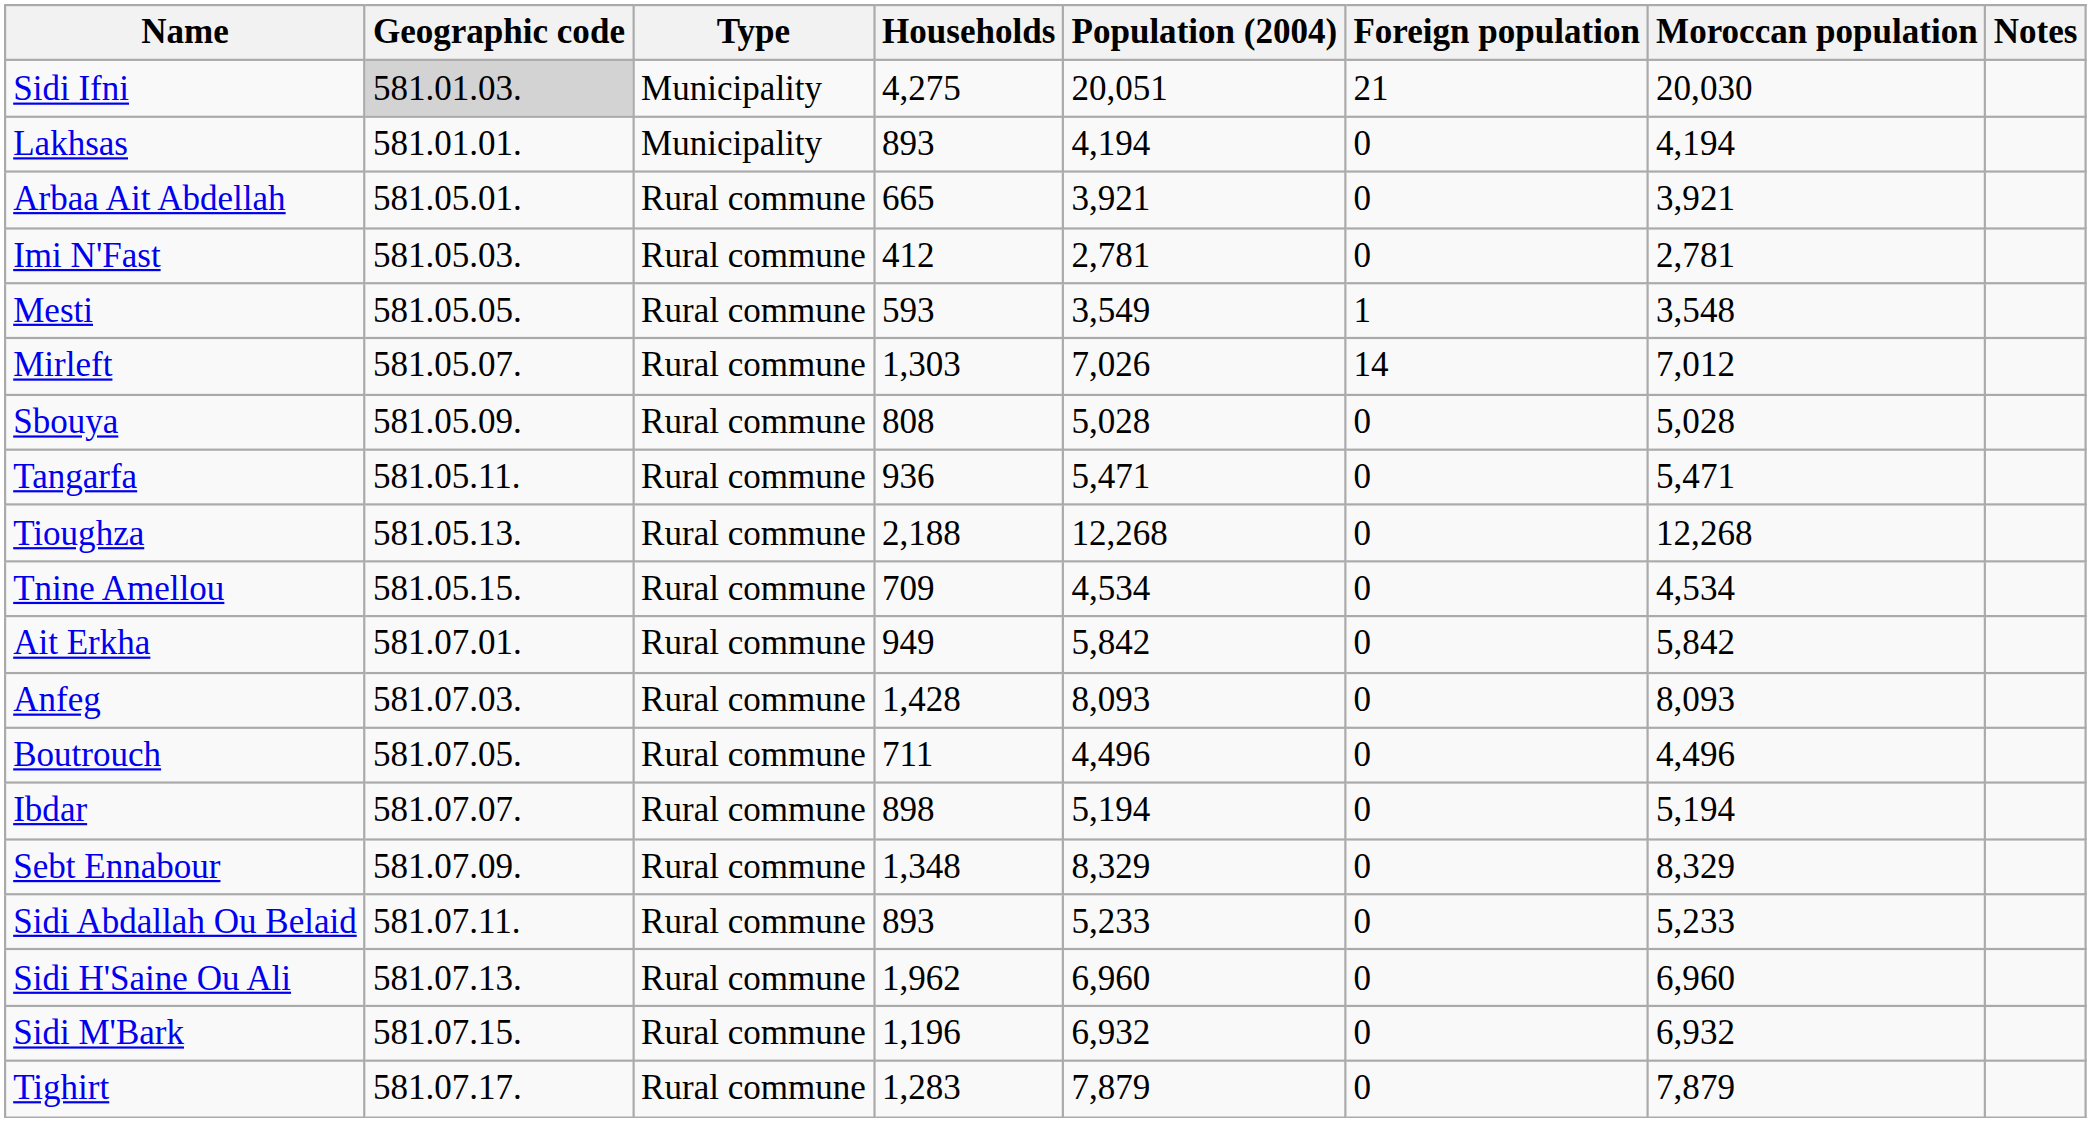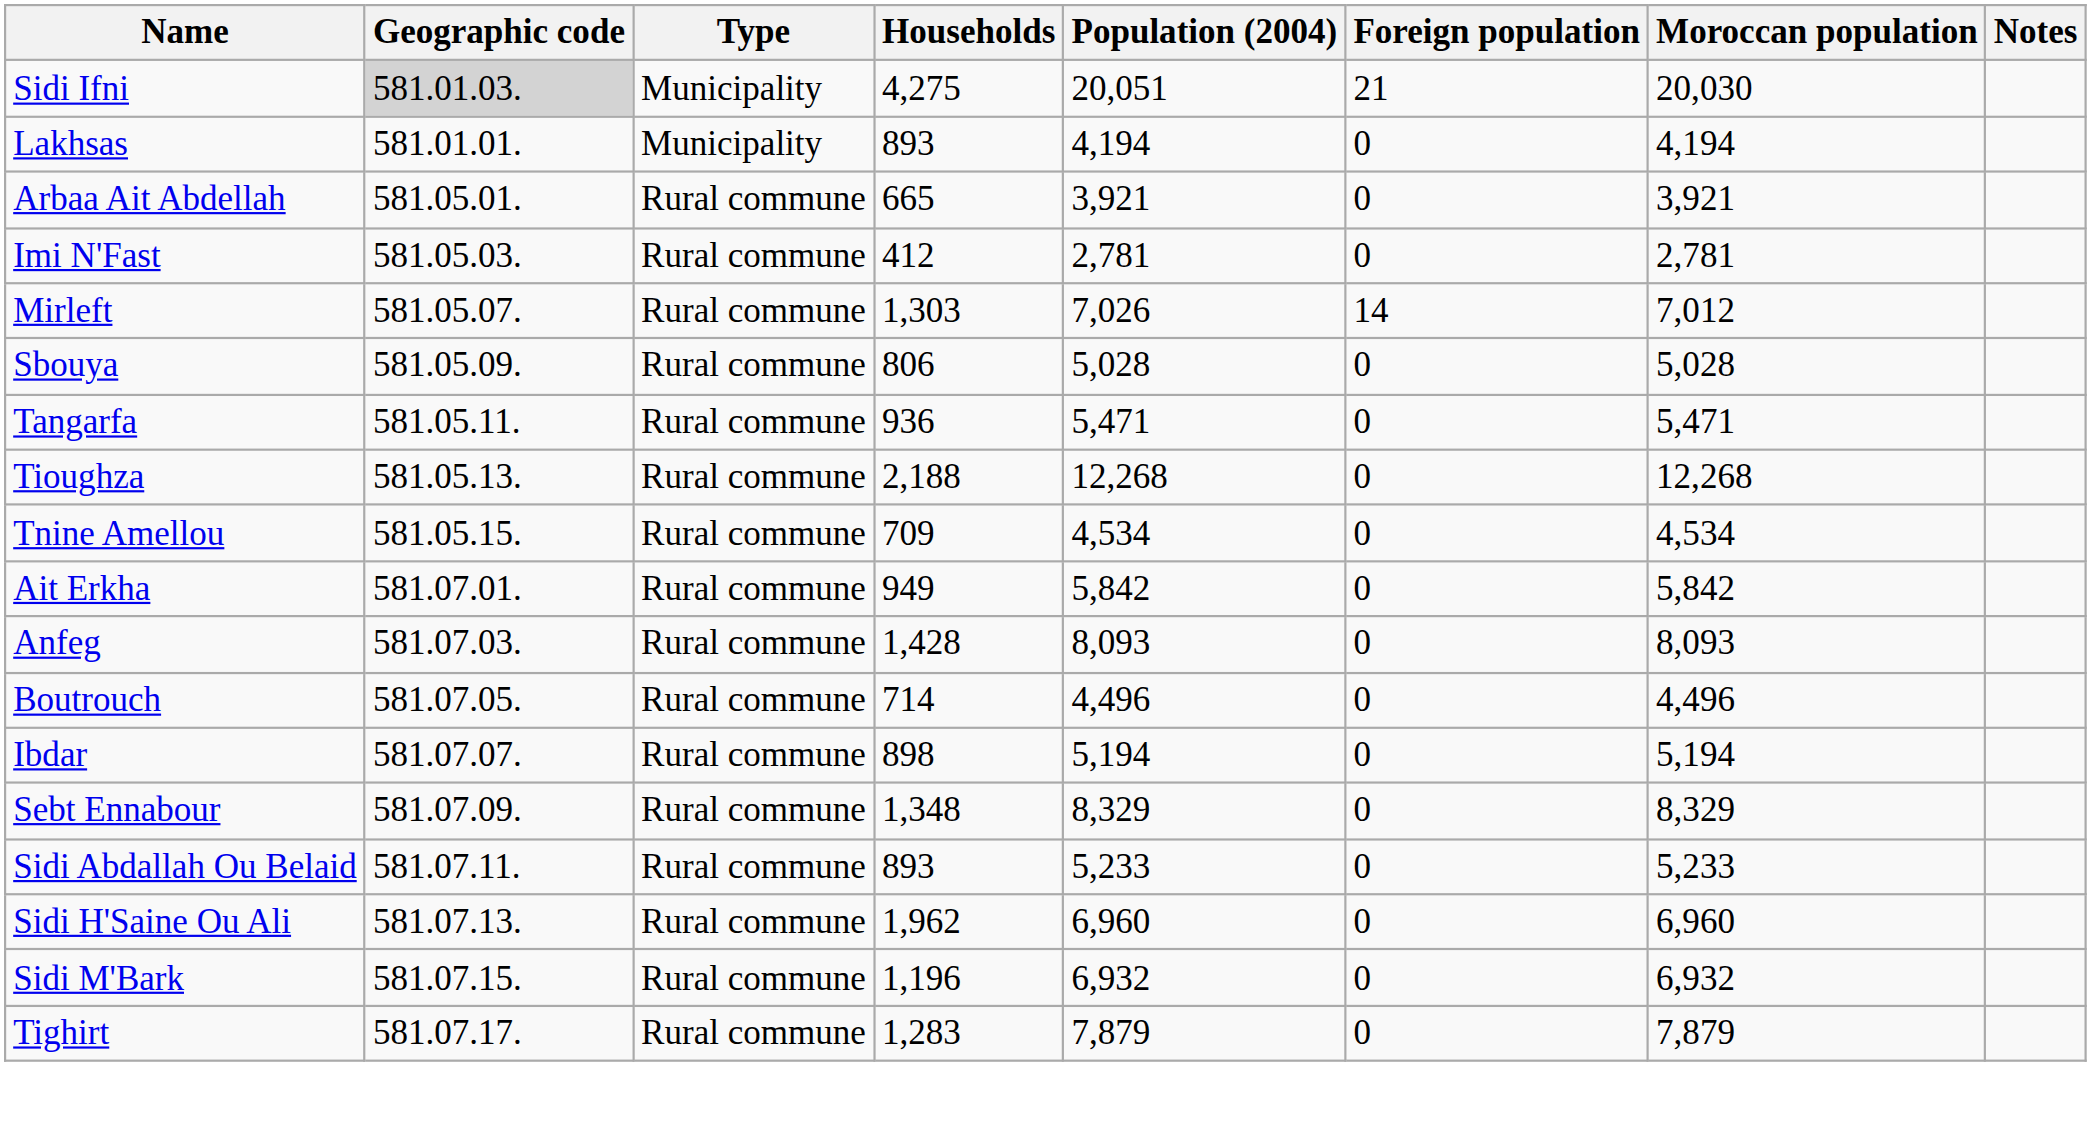- row: (53, 310)
(908, 421) 808 -> (908, 365) 806
(908, 754) 711 -> (908, 699) 714
